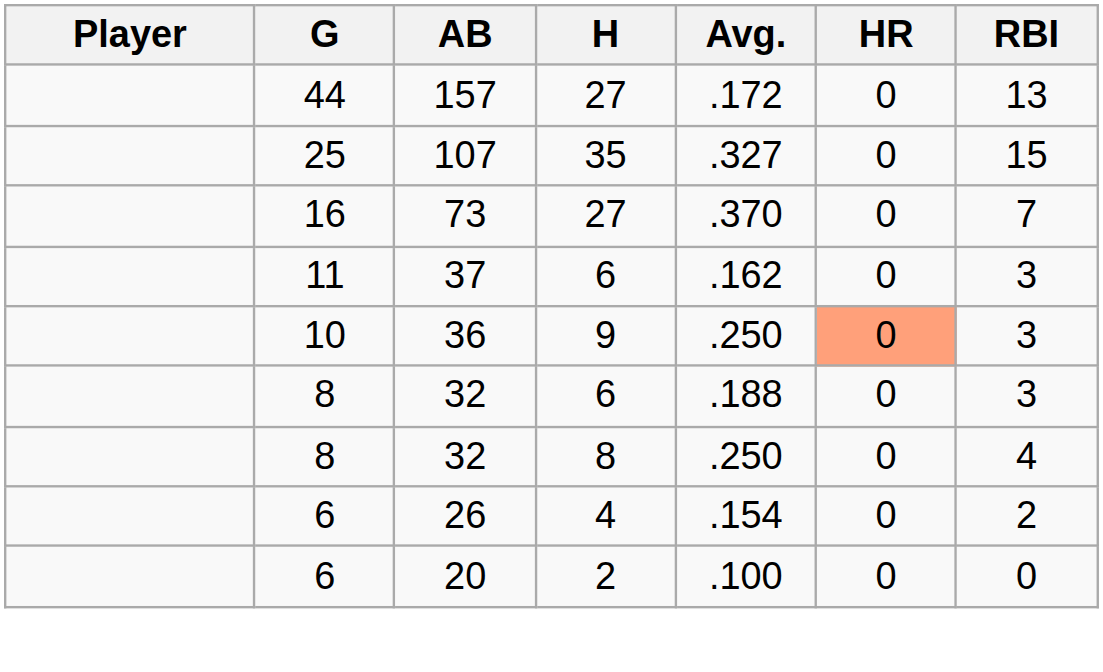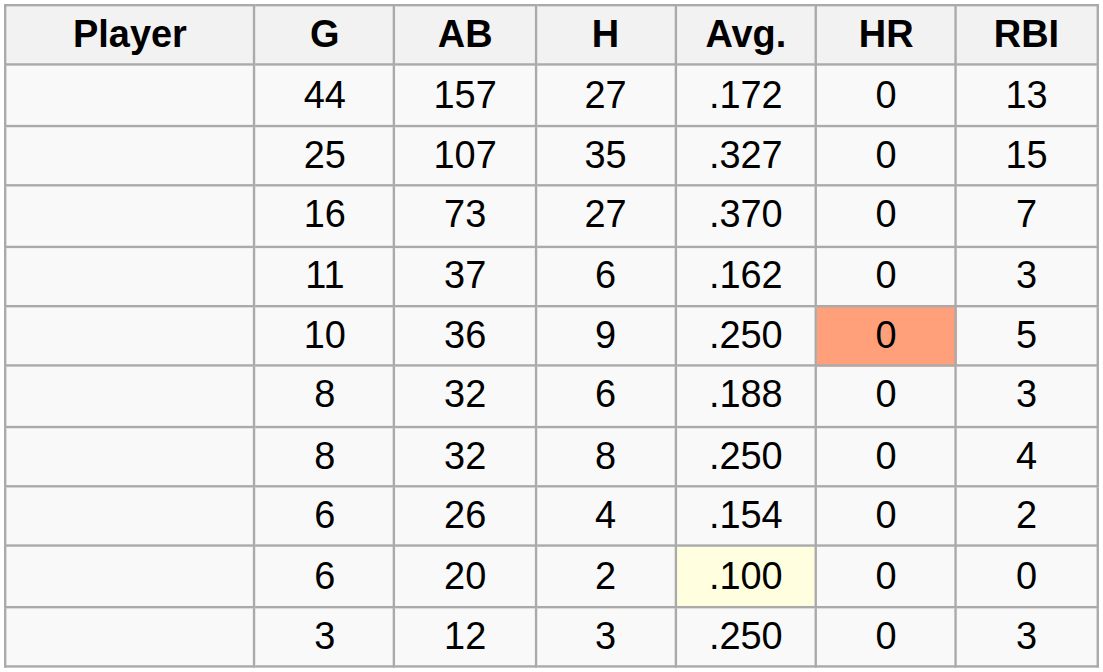(1027, 335) 3 -> (1027, 335) 5
(746, 575) no background -> (746, 575) lightyellow background
+ row: (465, 635)
